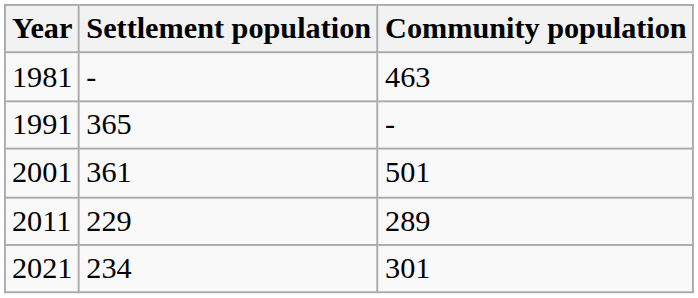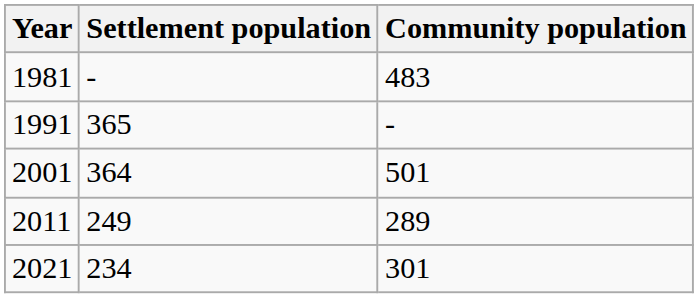(408, 76) 463 -> (408, 76) 483
(109, 172) 361 -> (109, 172) 364
(109, 220) 229 -> (109, 220) 249
